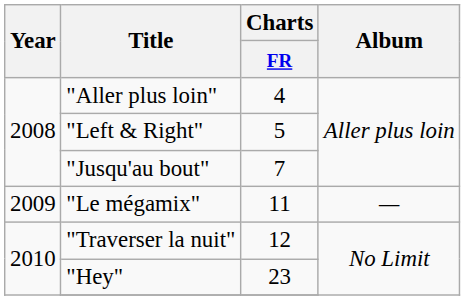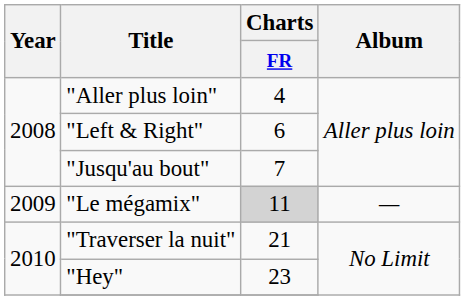(280, 131) 5 -> (280, 131) 6
(280, 204) no background -> (280, 204) lightgrey background
(280, 240) 12 -> (280, 240) 21
